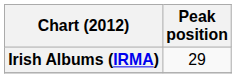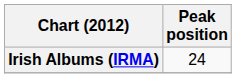(197, 60) 29 -> (197, 60) 24
